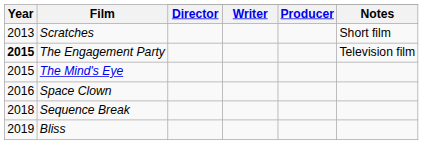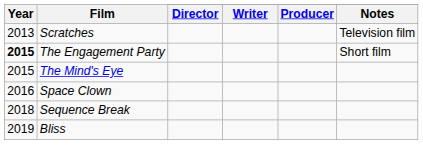(365, 33) Short film -> (377, 33) Television film
(377, 52) Television film -> (365, 52) Short film
